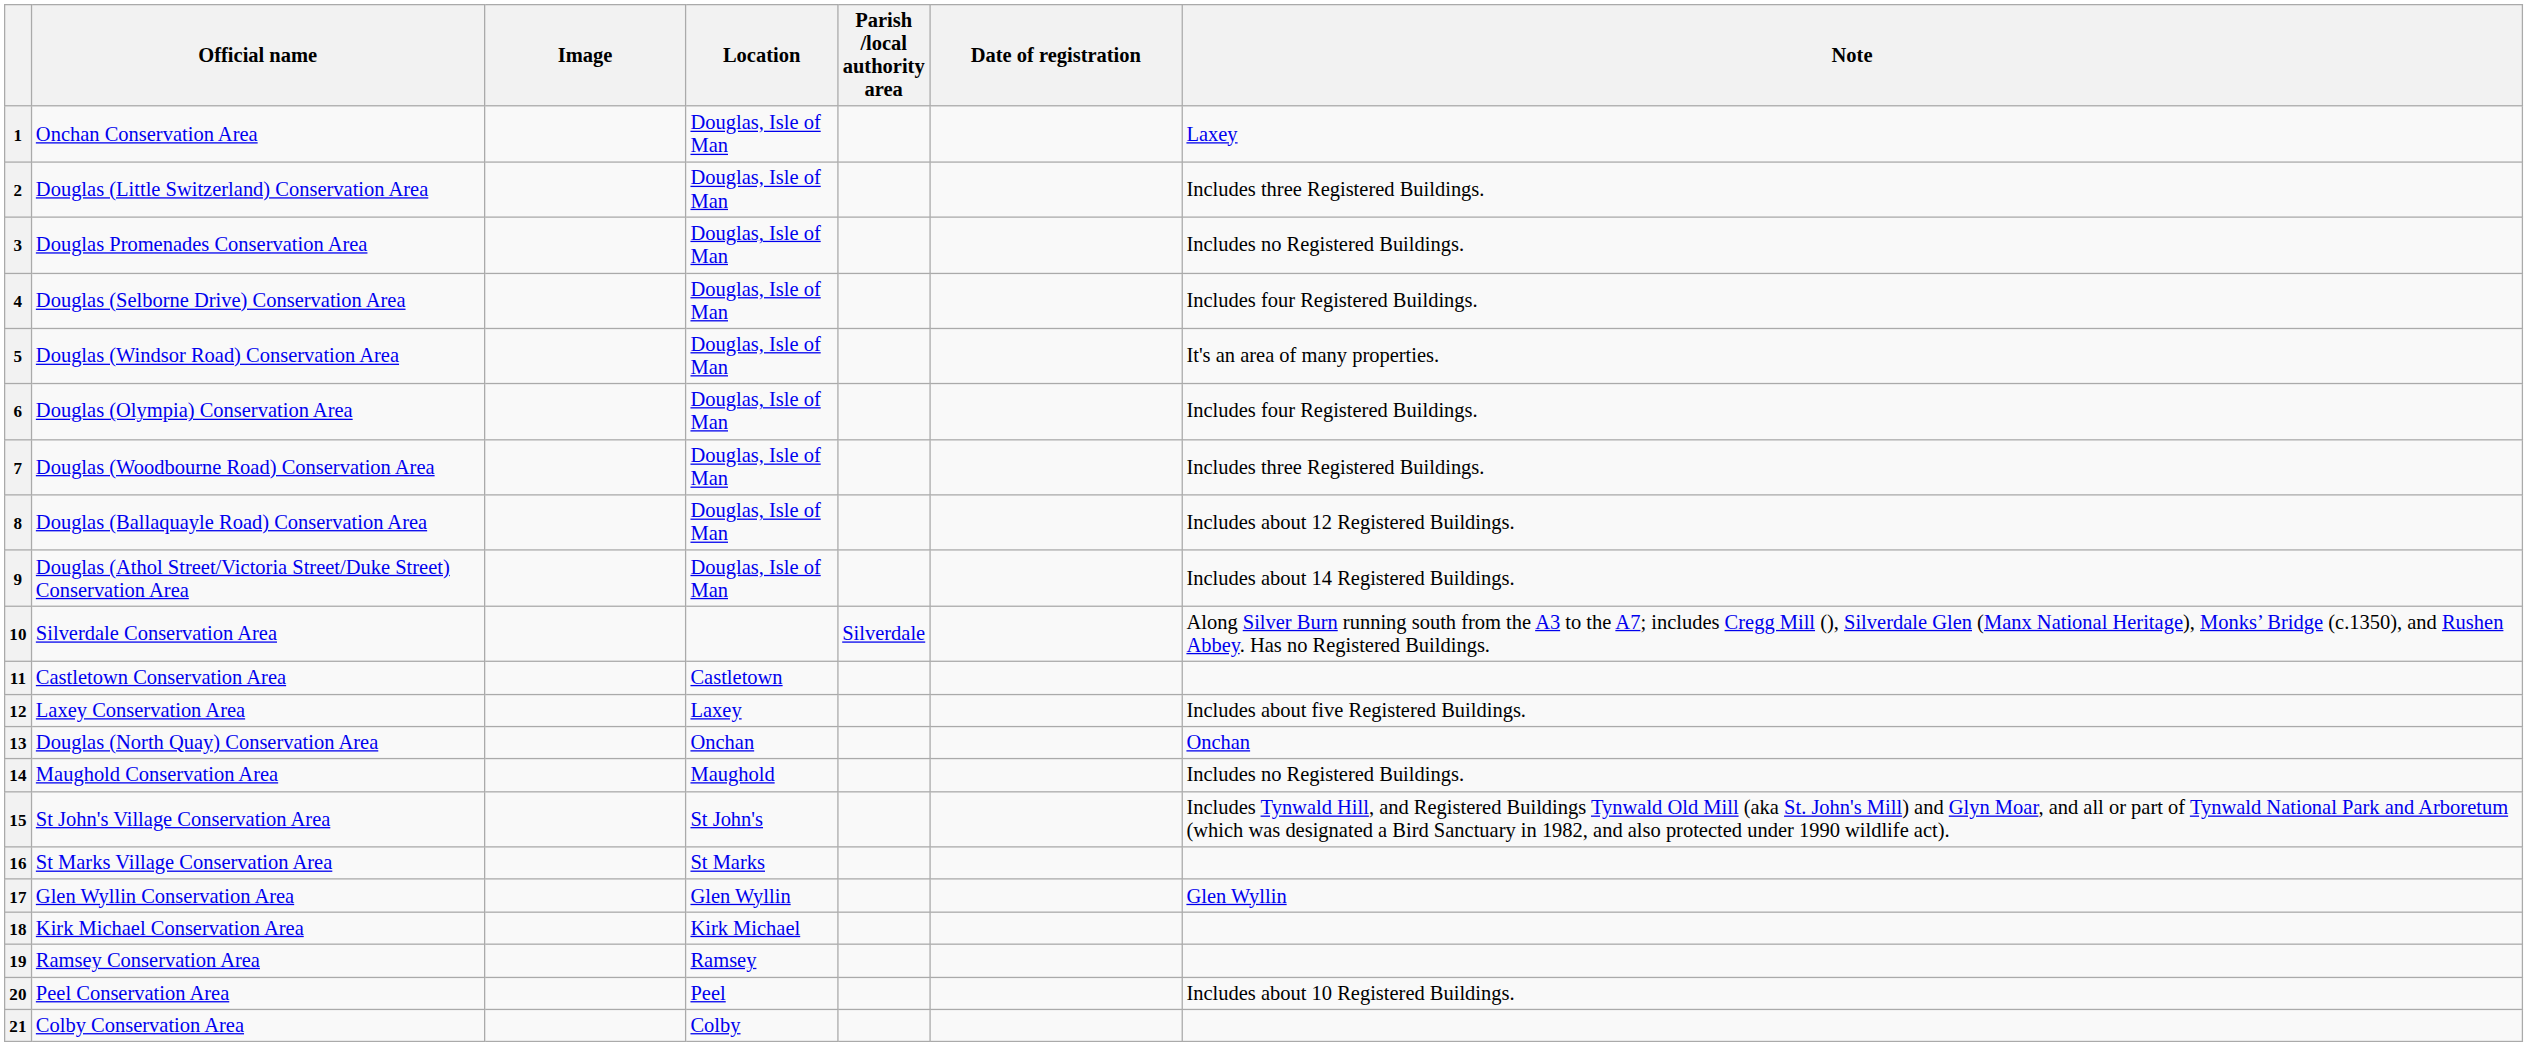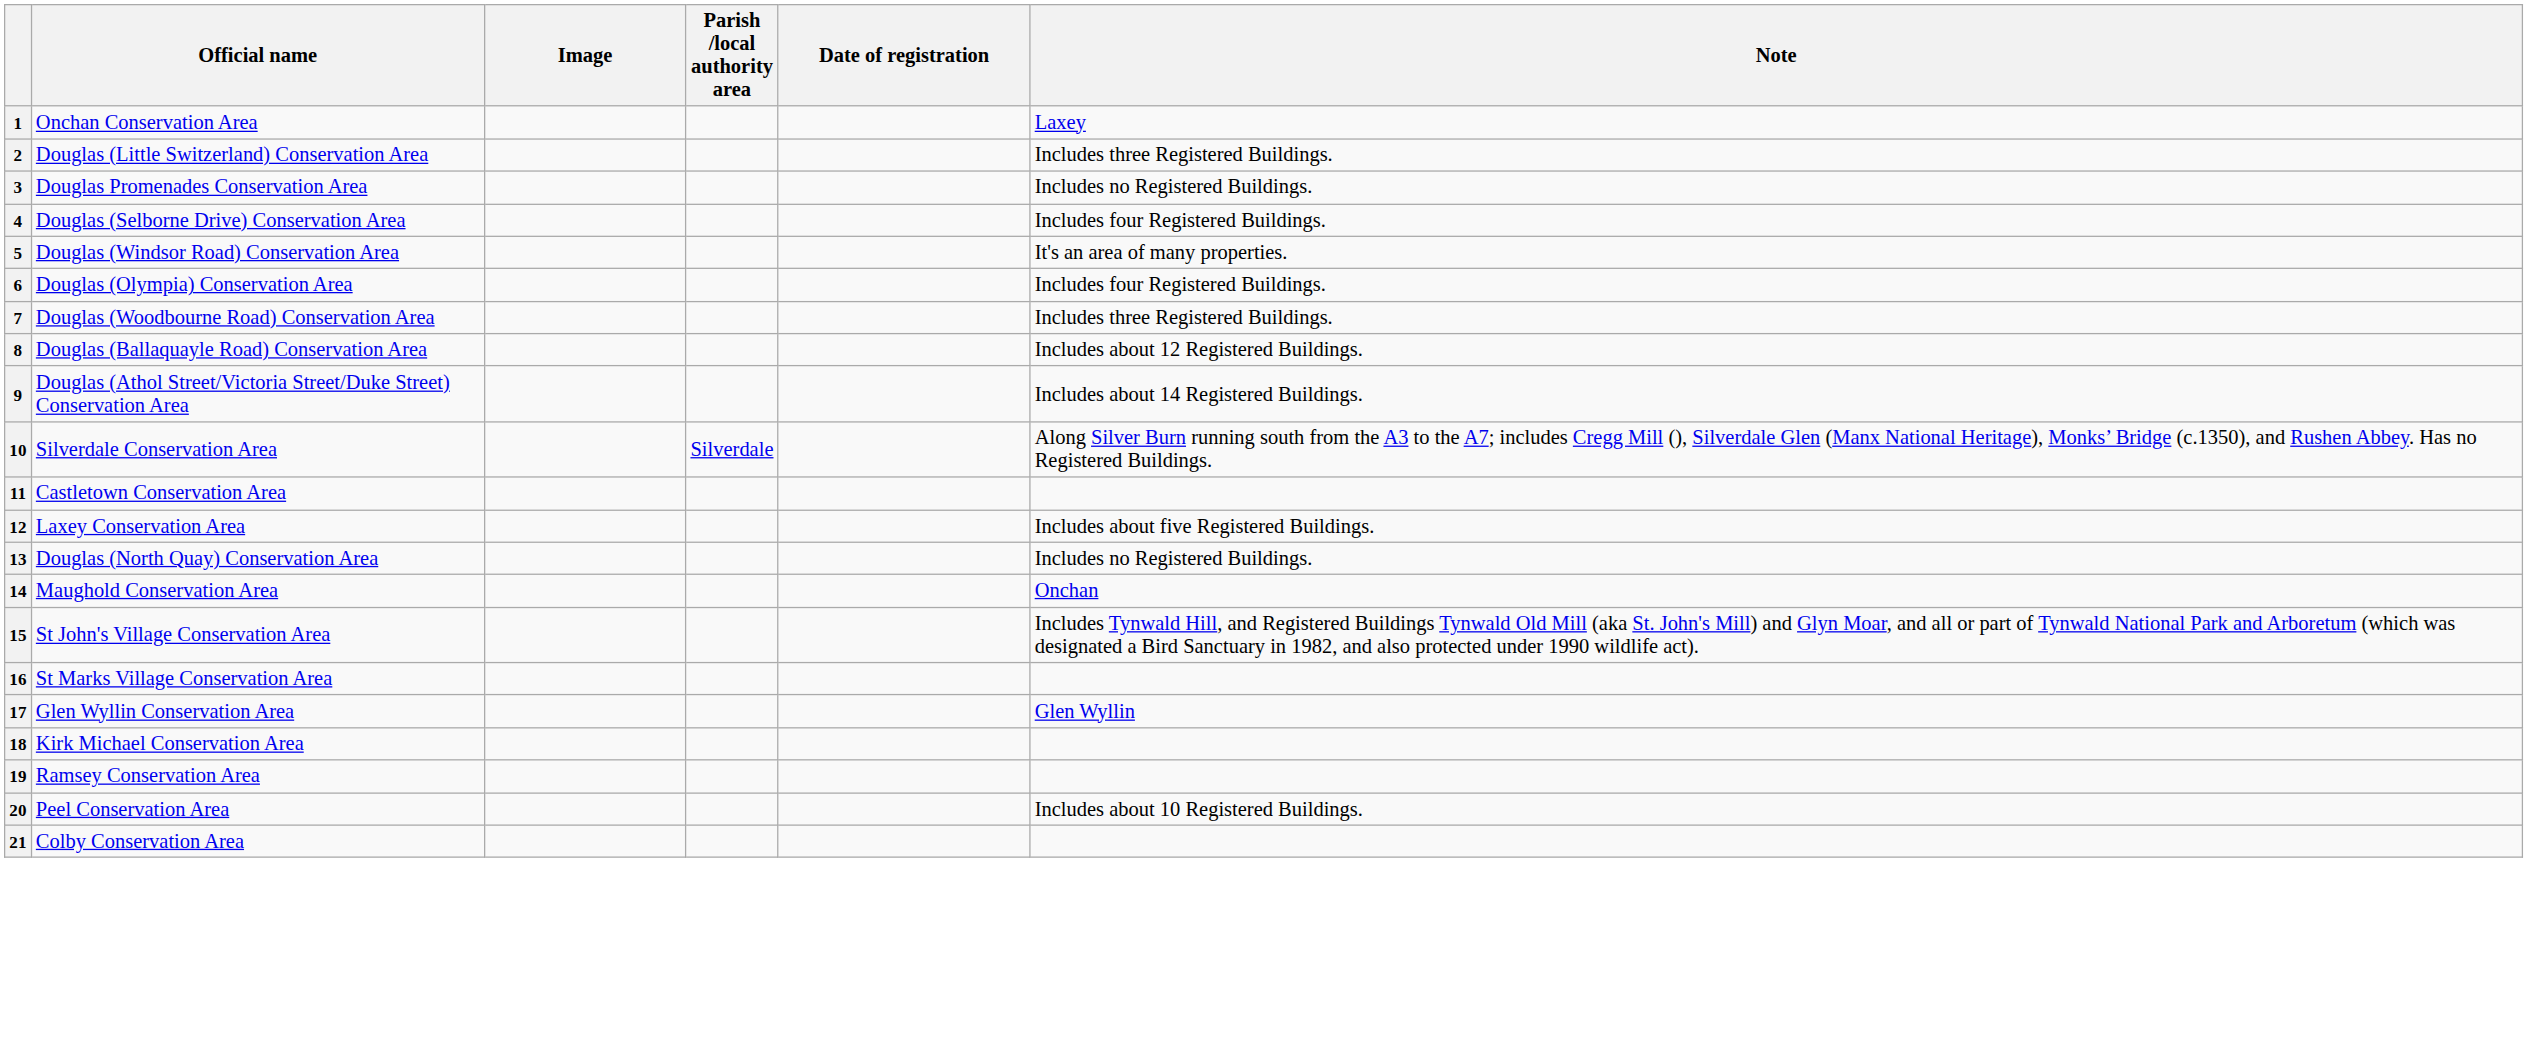- column: (762, 55)
(1218, 742) Onchan -> (1173, 558) Includes no Registered Buildings.
(1325, 774) Includes no Registered Buildings. -> (1067, 590) Onchan
